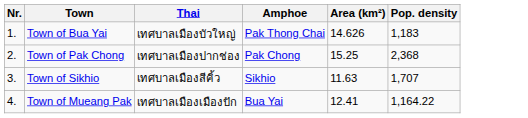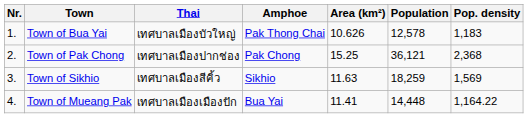+ column: (420, 13)
(347, 33) 14.626 -> (347, 33) 10.626
(405, 78) 1,707 -> (468, 78) 1,569
(344, 101) 12.41 -> (344, 101) 11.41
